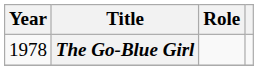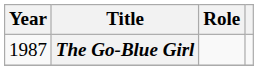(28, 49) 1978 -> (28, 49) 1987
